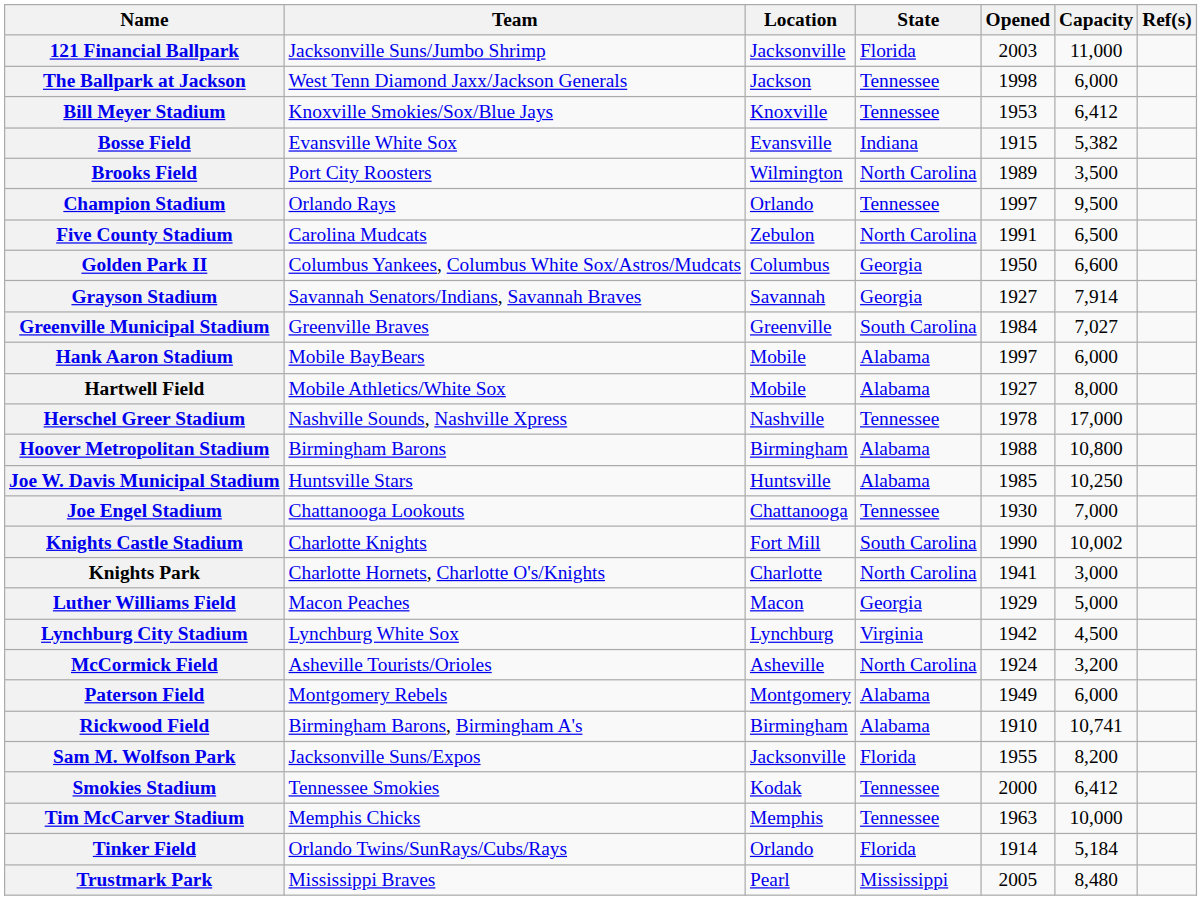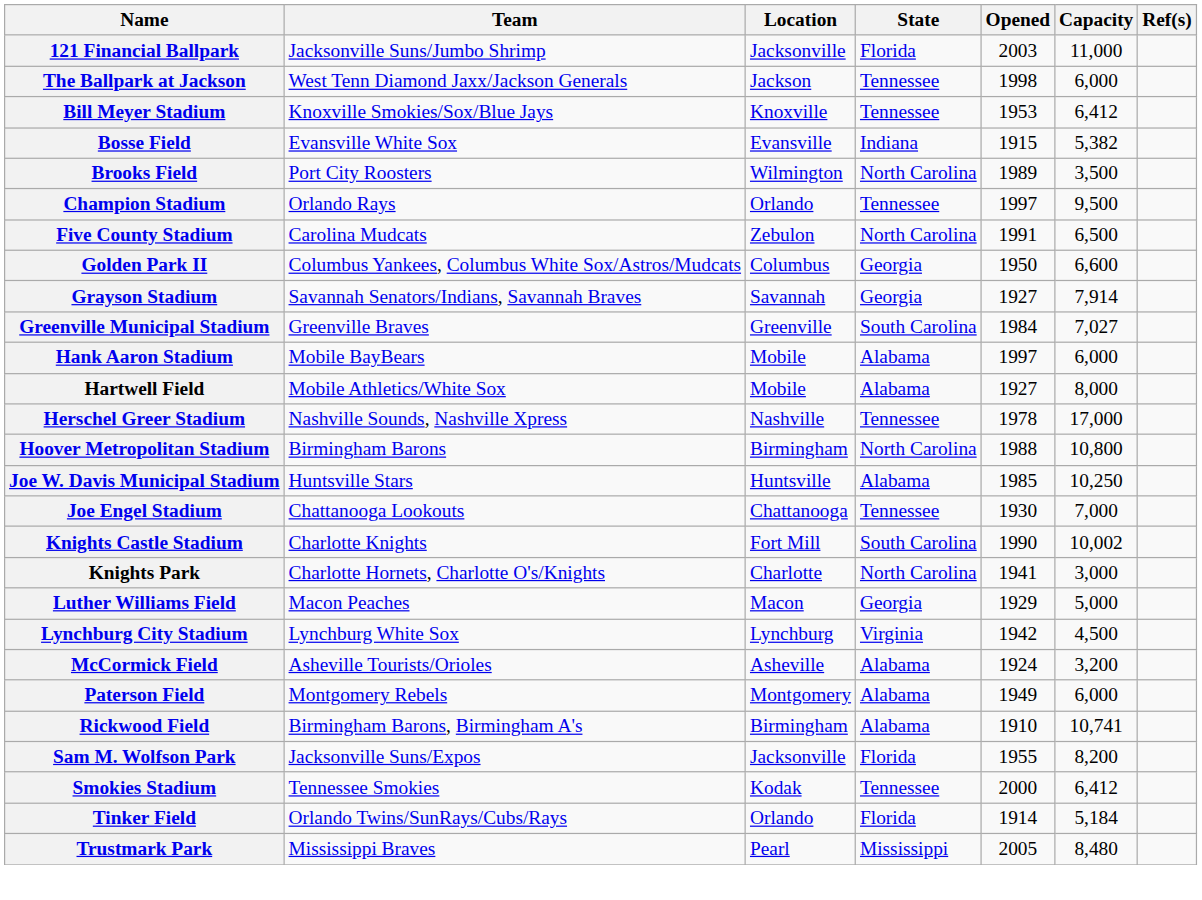(895, 449) Alabama -> (918, 449) North Carolina
(918, 664) North Carolina -> (895, 664) Alabama
- row: (144, 818)
